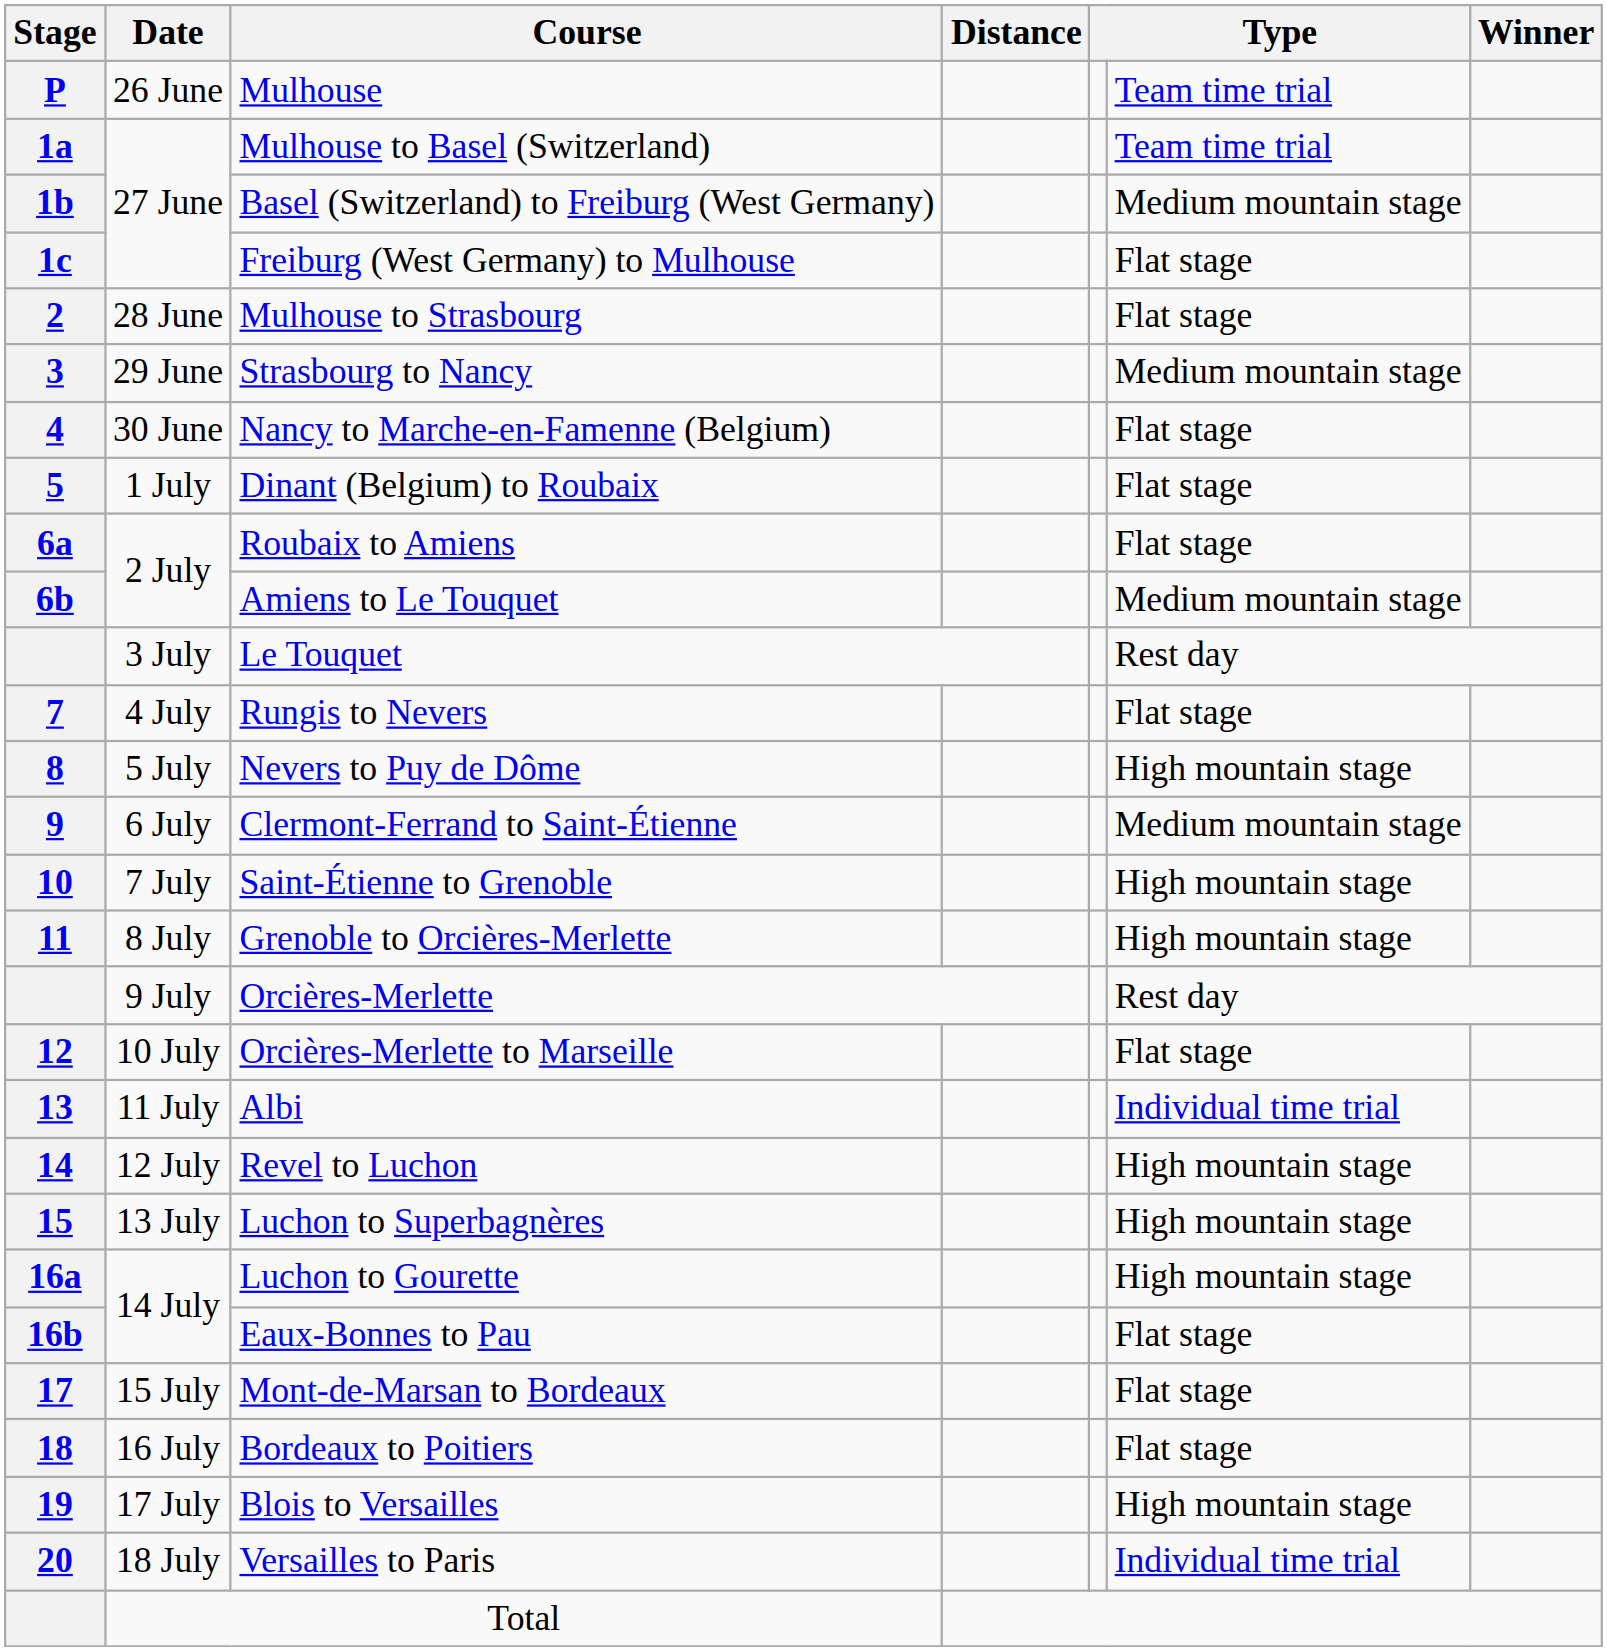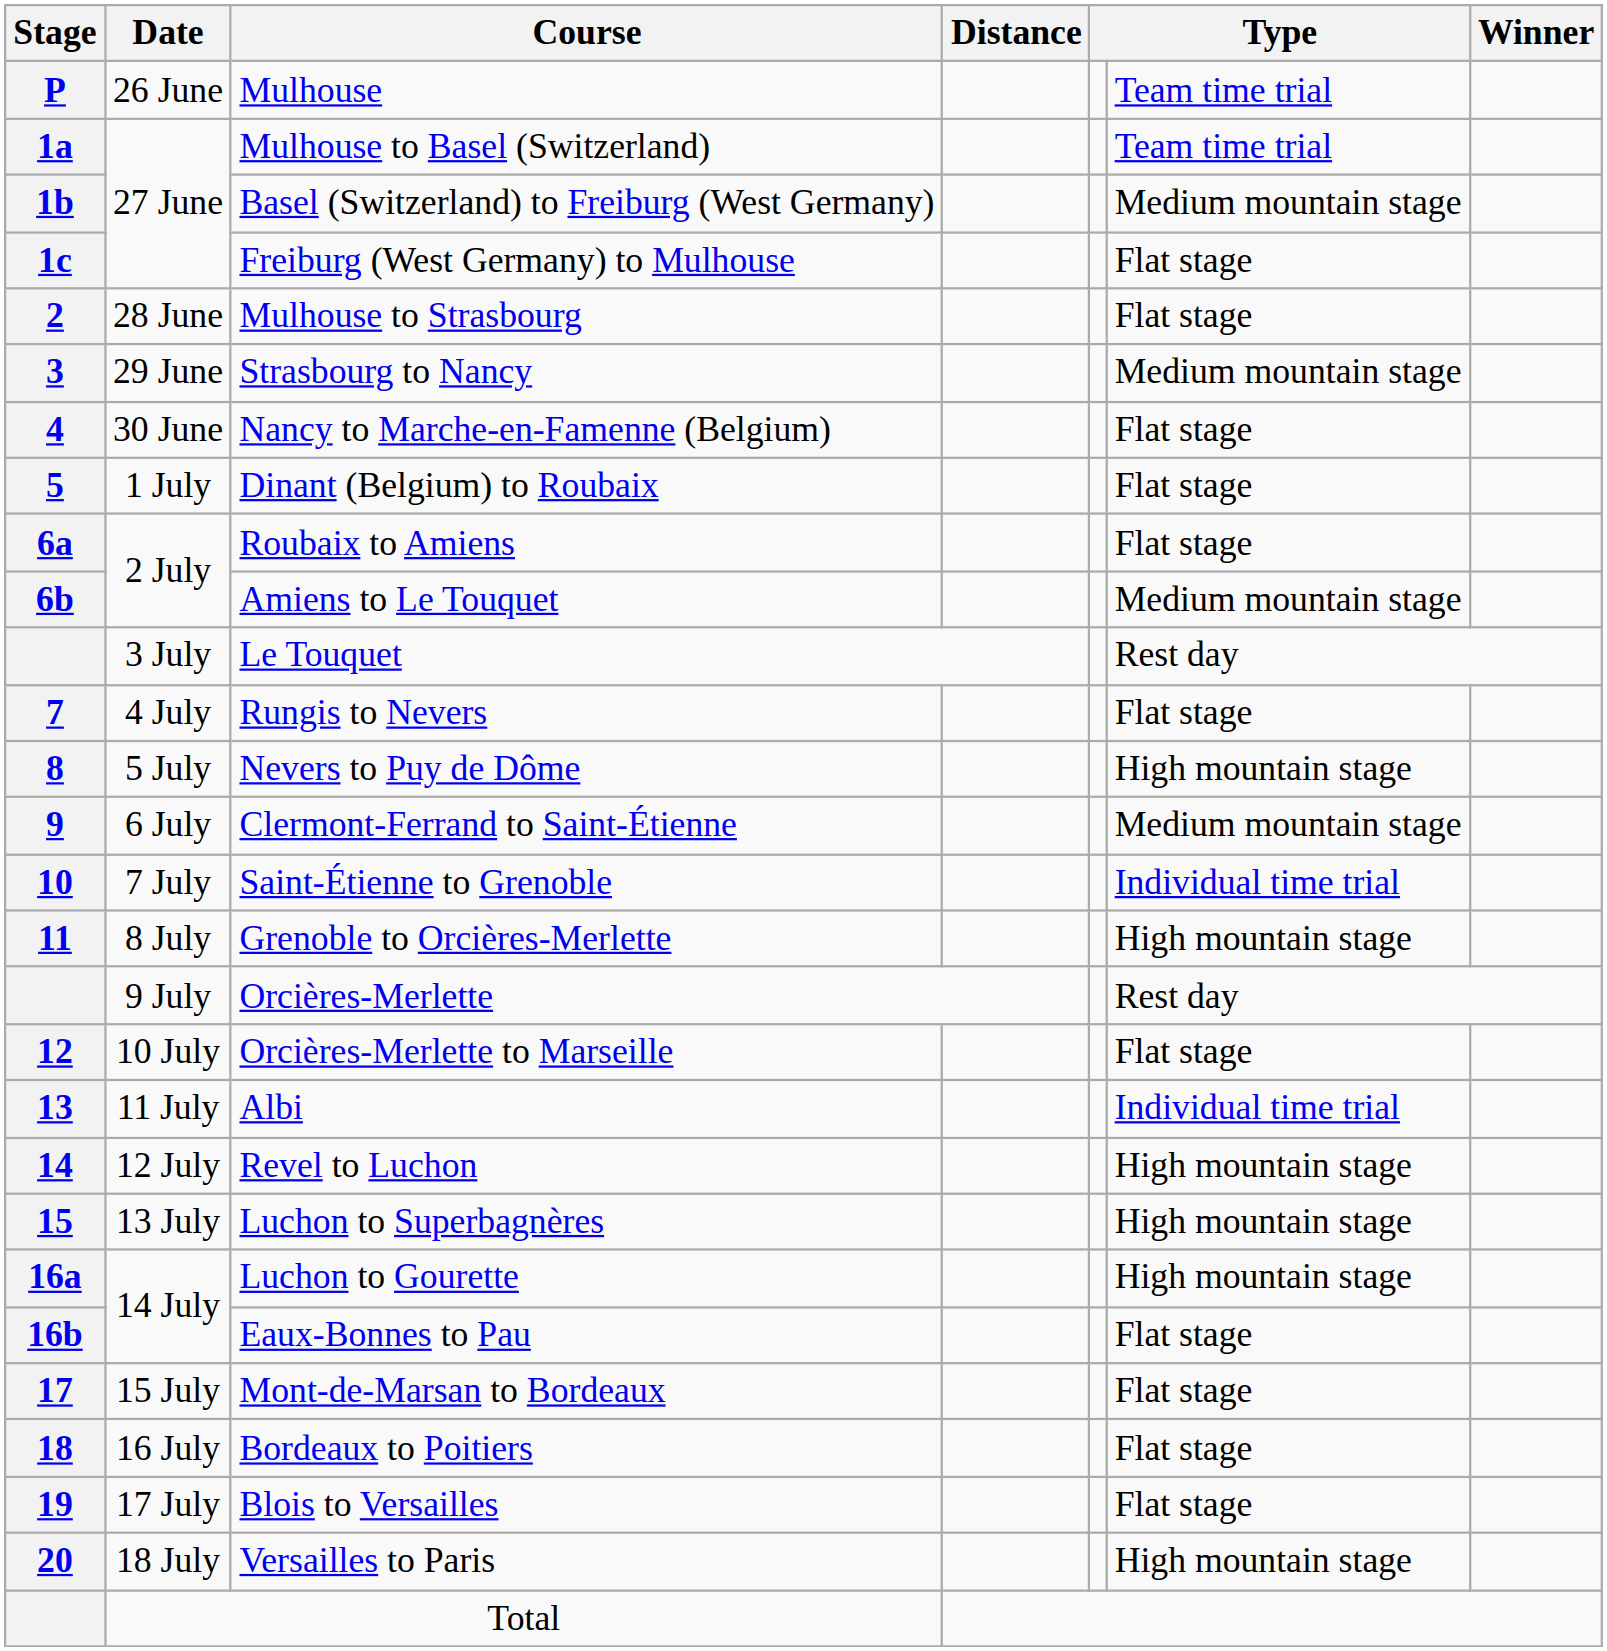(1263, 881) High mountain stage -> (1257, 881) Individual time trial
(1263, 1504) High mountain stage -> (1184, 1504) Flat stage
(1257, 1560) Individual time trial -> (1263, 1560) High mountain stage
